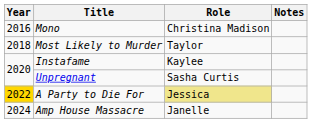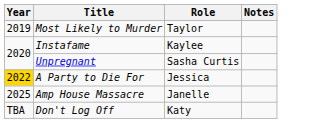- row: (48, 29)
(19, 45) 2018 -> (19, 29) 2019
(188, 94) khaki background -> (188, 78) no background
(19, 110) 2024 -> (19, 94) 2025
+ row: (75, 110)
